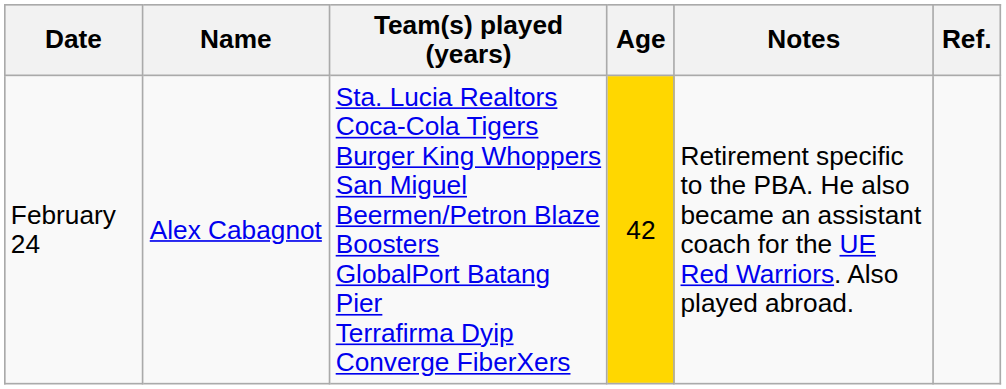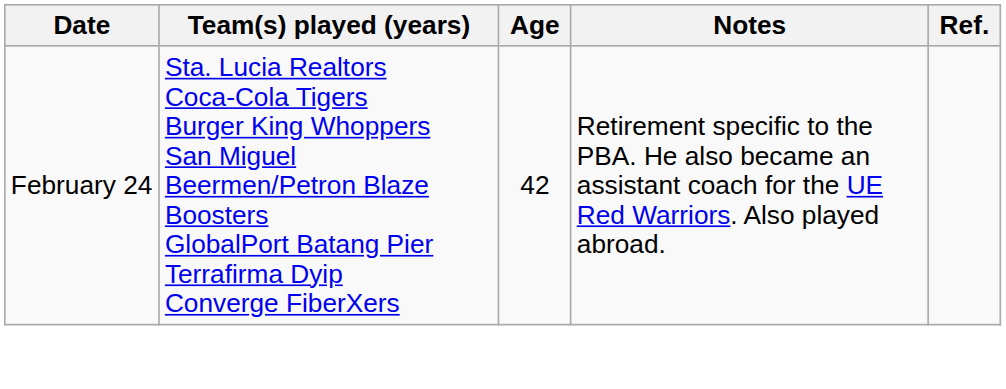- column: (236, 40)
(641, 229) gold background -> (535, 185) no background
